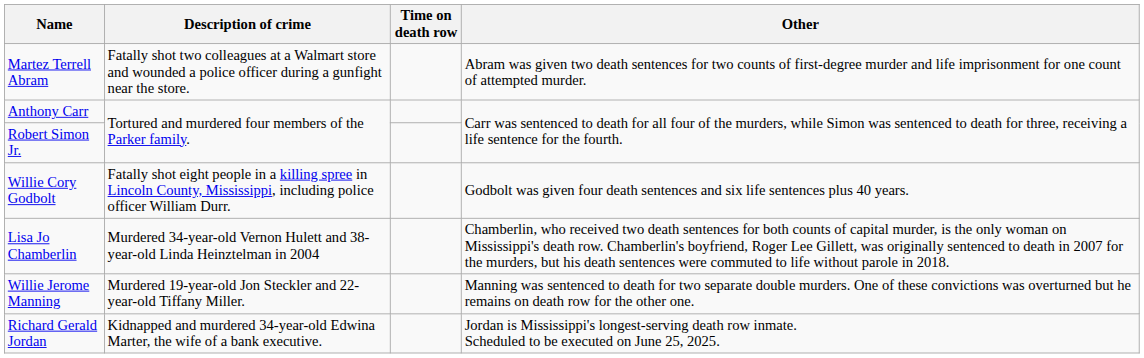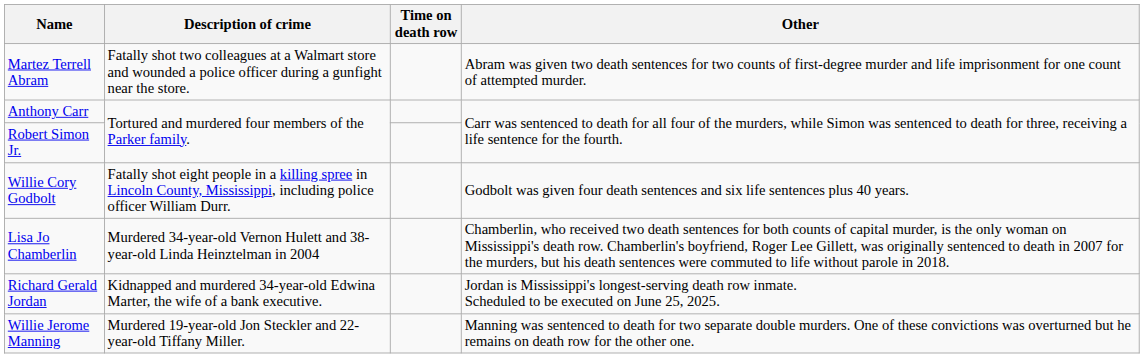rows swapped: (52, 333) <-> (49, 293)
